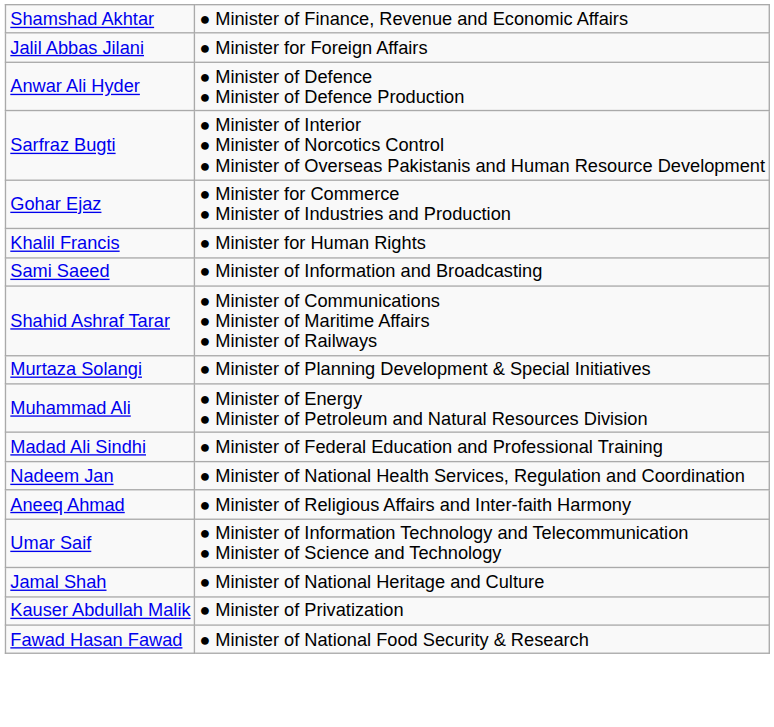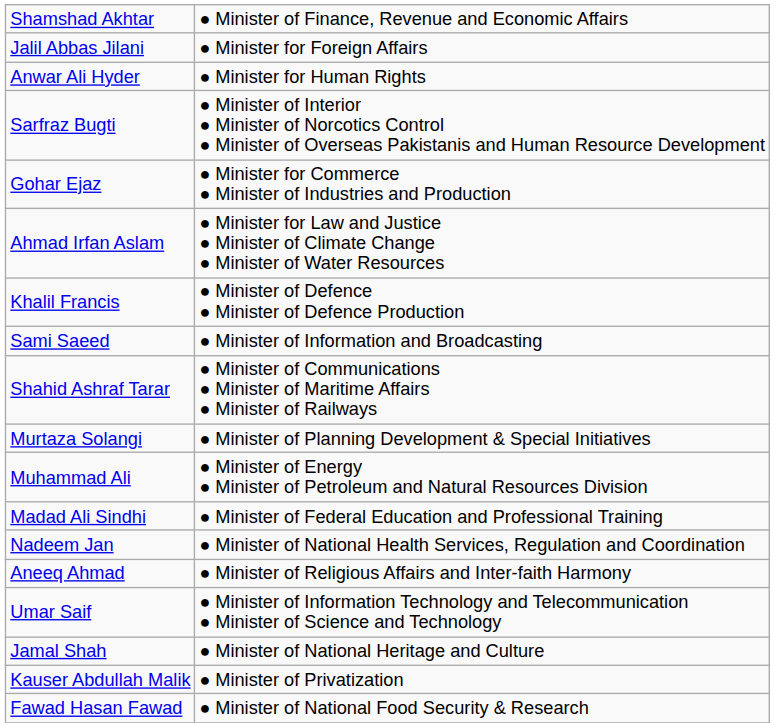(332, 87) ● Minister of Defence ● Minister of Defence Production -> (312, 76) ● Minister for Human Rights
+ row: (87, 243)
(312, 243) ● Minister for Human Rights -> (332, 302) ● Minister of Defence ● Minister of Defence Production
